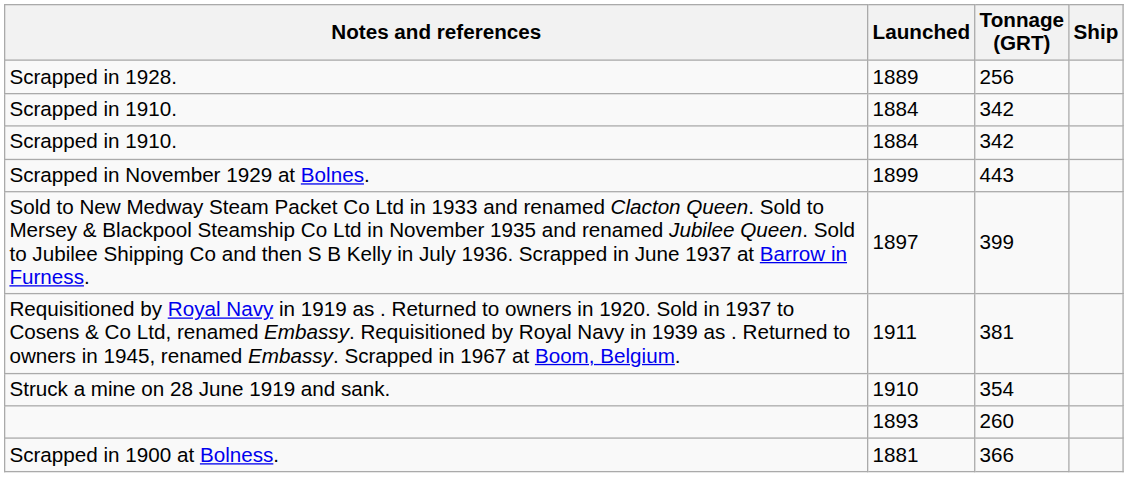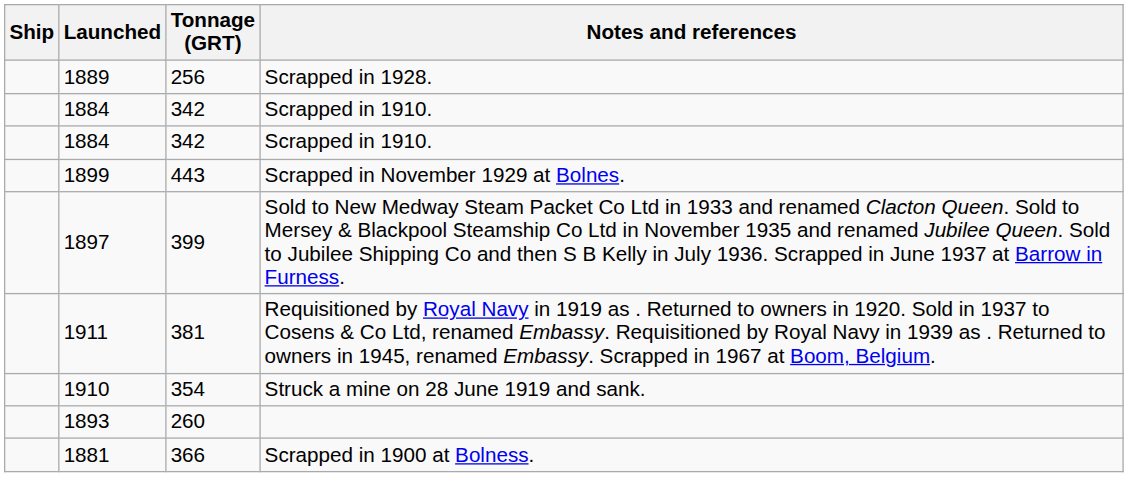columns swapped: (1096, 32) <-> (436, 32)
